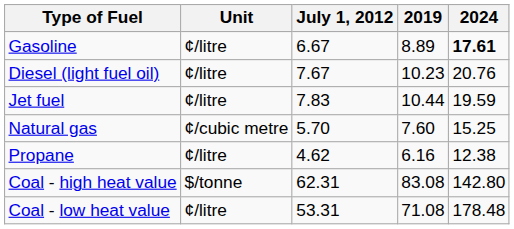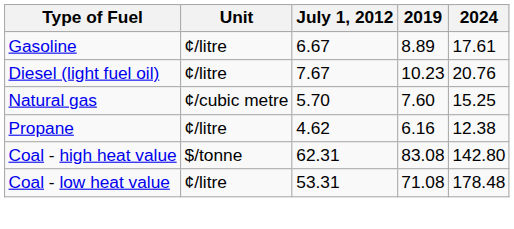(474, 45) bold -> (474, 45) normal
- row: (36, 100)
